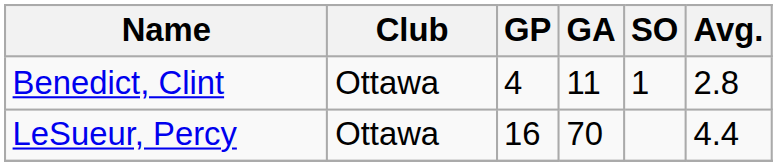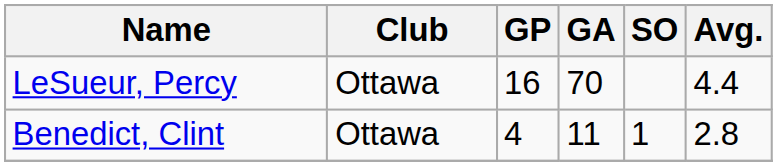rows swapped: (118, 82) <-> (125, 134)
